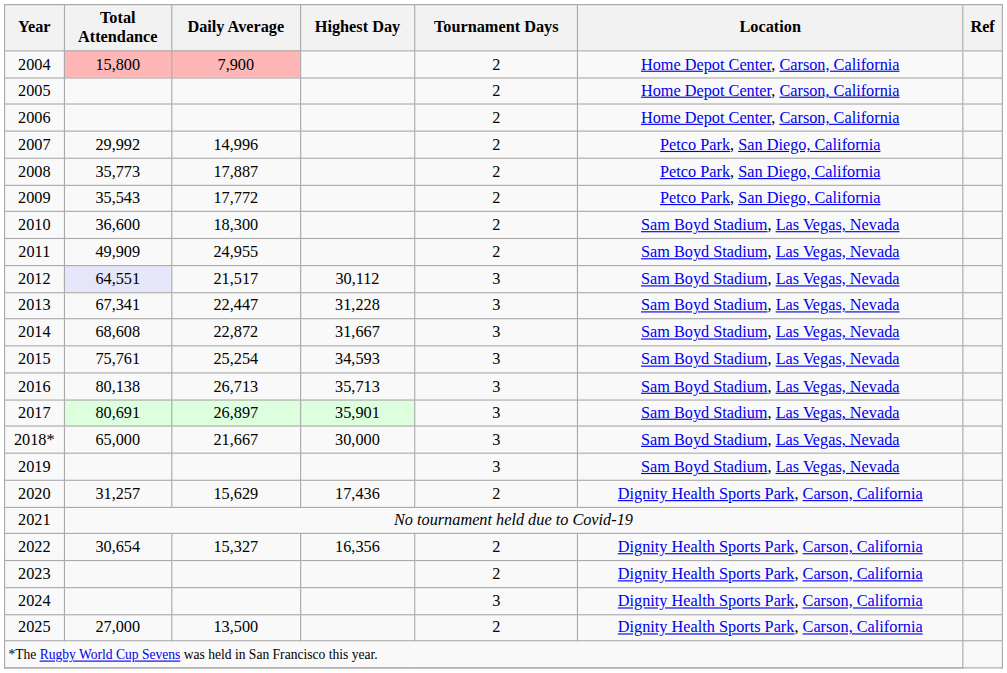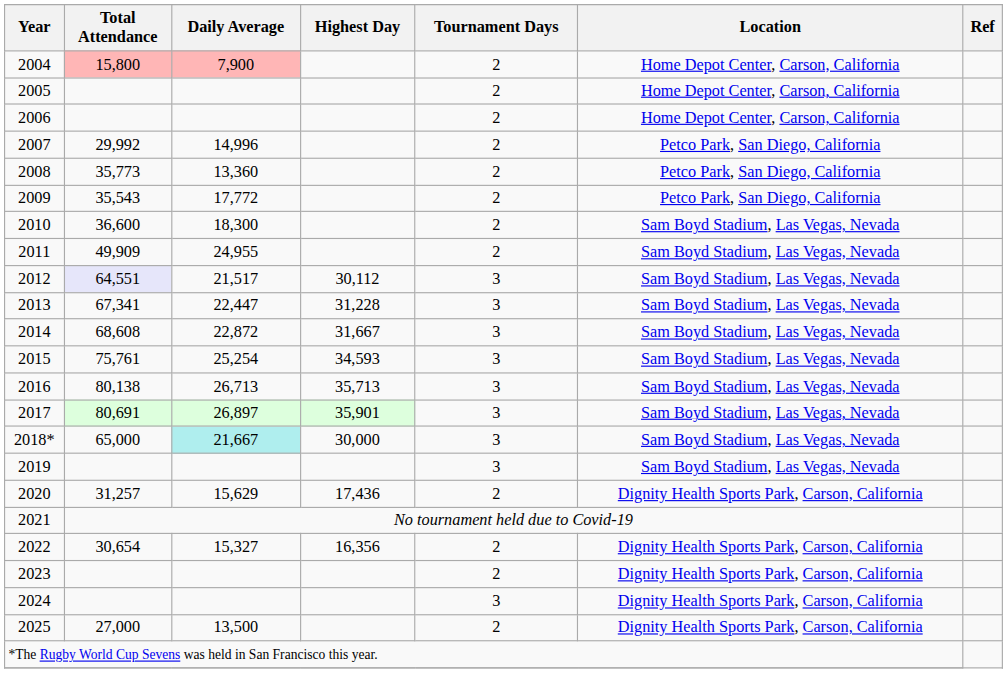(236, 171) 17,887 -> (236, 171) 13,360
(236, 440) no background -> (236, 440) paleturquoise background
